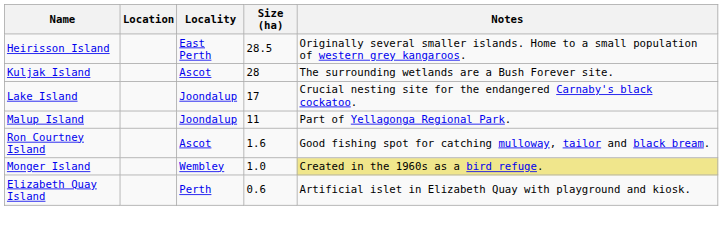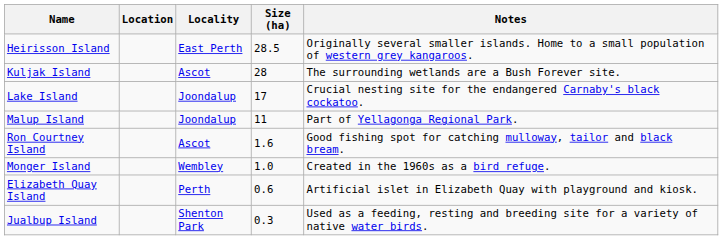(421, 167) khaki background -> (428, 167) no background
+ row: (52, 220)
